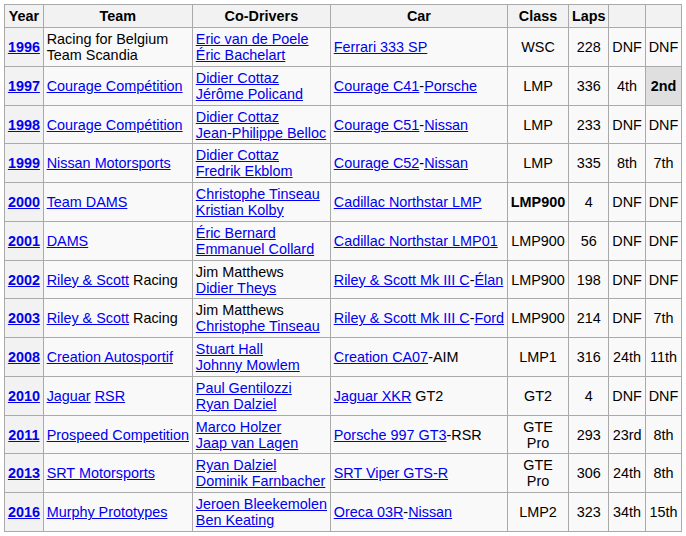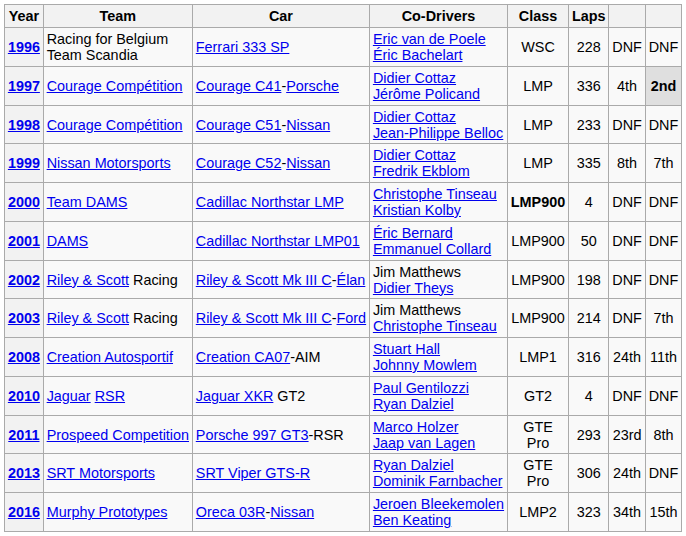columns swapped: (261, 16) <-> (419, 16)
(589, 241) 56 -> (589, 241) 50
(663, 473) 8th -> (663, 473) DNF
